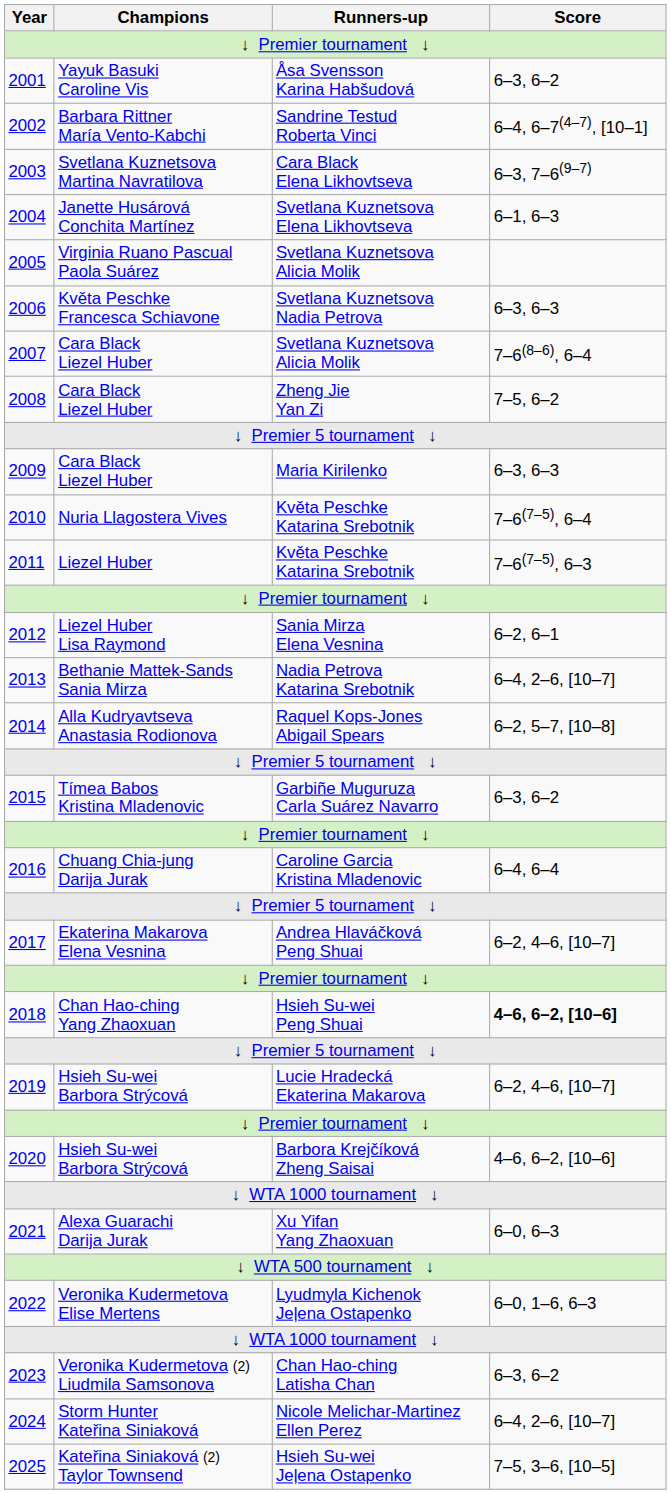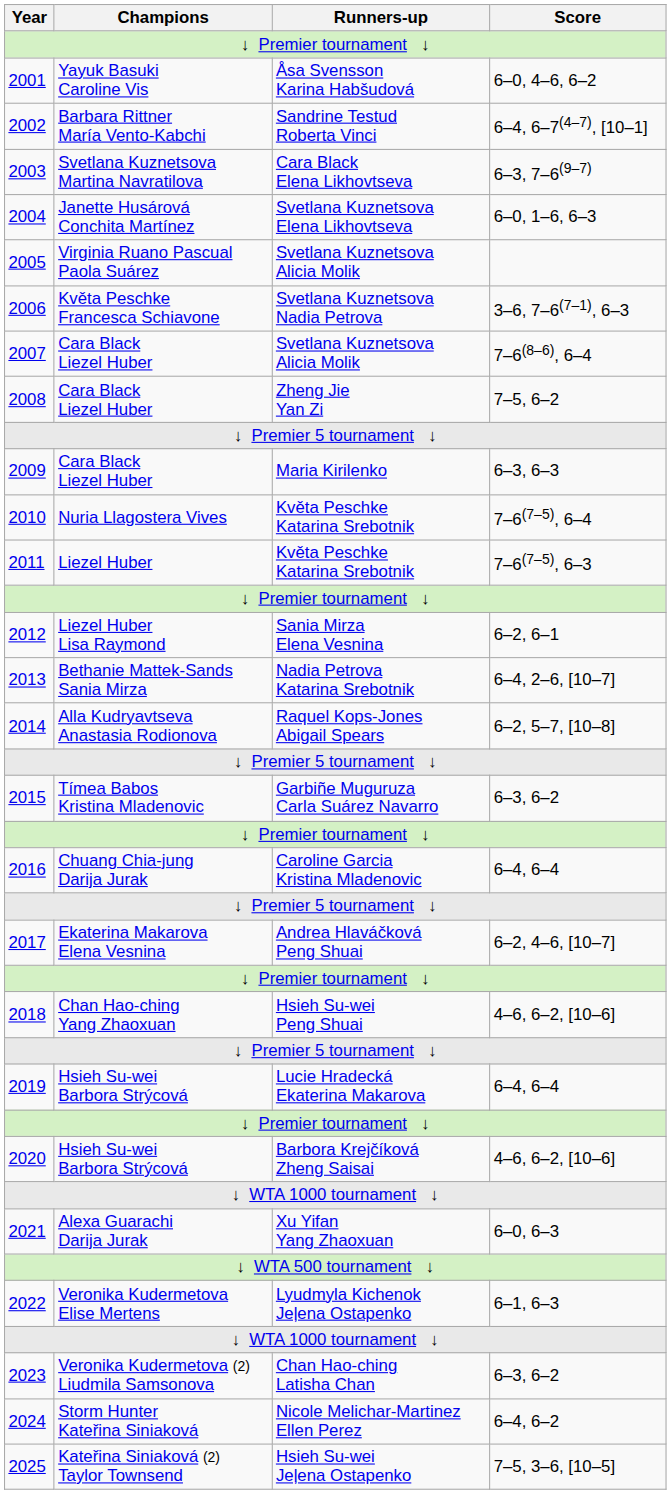(526, 80) 6–3, 6–2 -> (545, 80) 6–0, 4–6, 6–2
(526, 217) 6–1, 6–3 -> (545, 217) 6–0, 1–6, 6–3
(526, 308) 6–3, 6–3 -> (561, 308) 3–6, 7–6(7–1), 6–3
(555, 1014) bold -> (554, 1014) normal
(554, 1086) 6–2, 4–6, [10–7] -> (526, 1086) 6–4, 6–4
(545, 1303) 6–0, 1–6, 6–3 -> (526, 1303) 6–1, 6–3
(554, 1421) 6–4, 2–6, [10–7] -> (526, 1421) 6–4, 6–2
